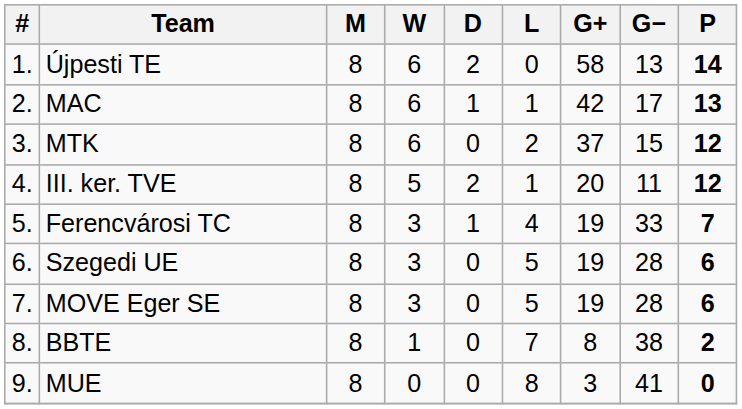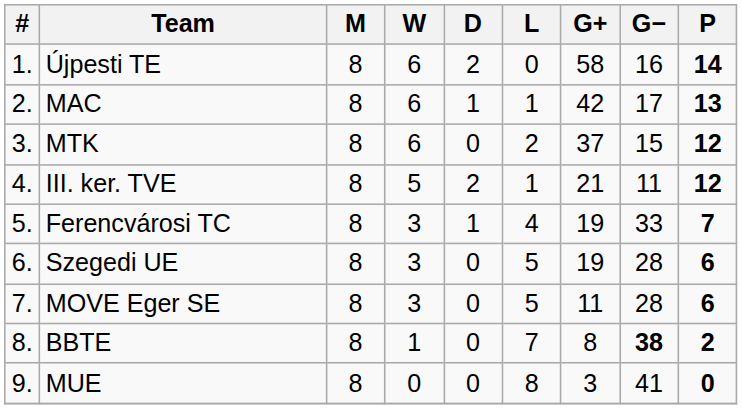(649, 64) 13 -> (649, 64) 16
(590, 183) 20 -> (590, 183) 21
(590, 303) 19 -> (590, 303) 11
(649, 343) normal -> (649, 343) bold
